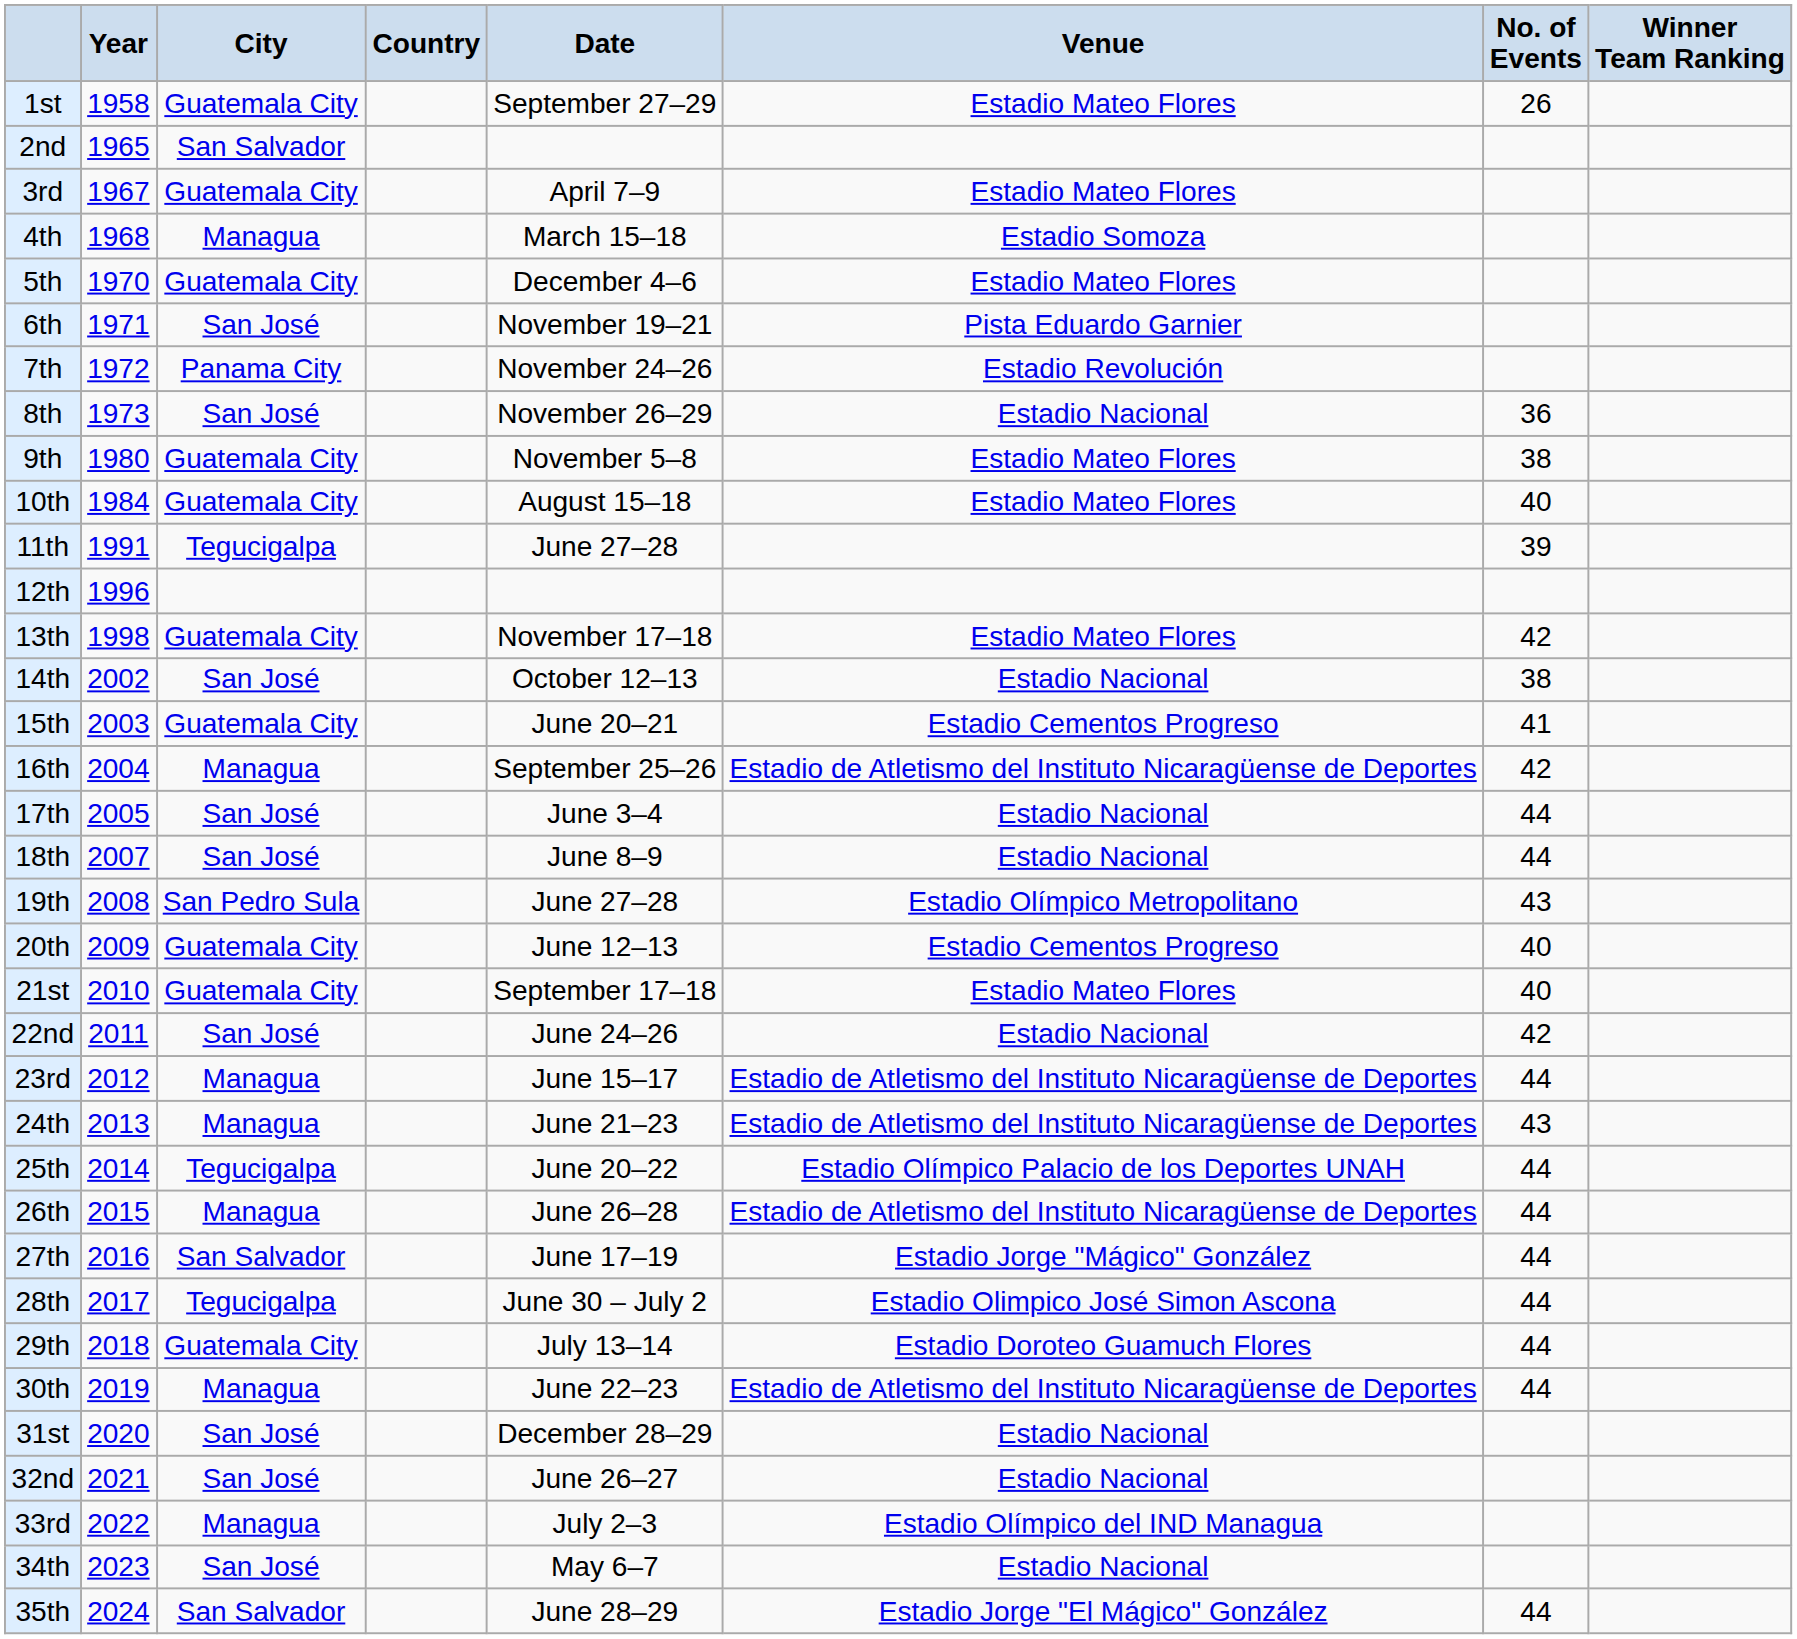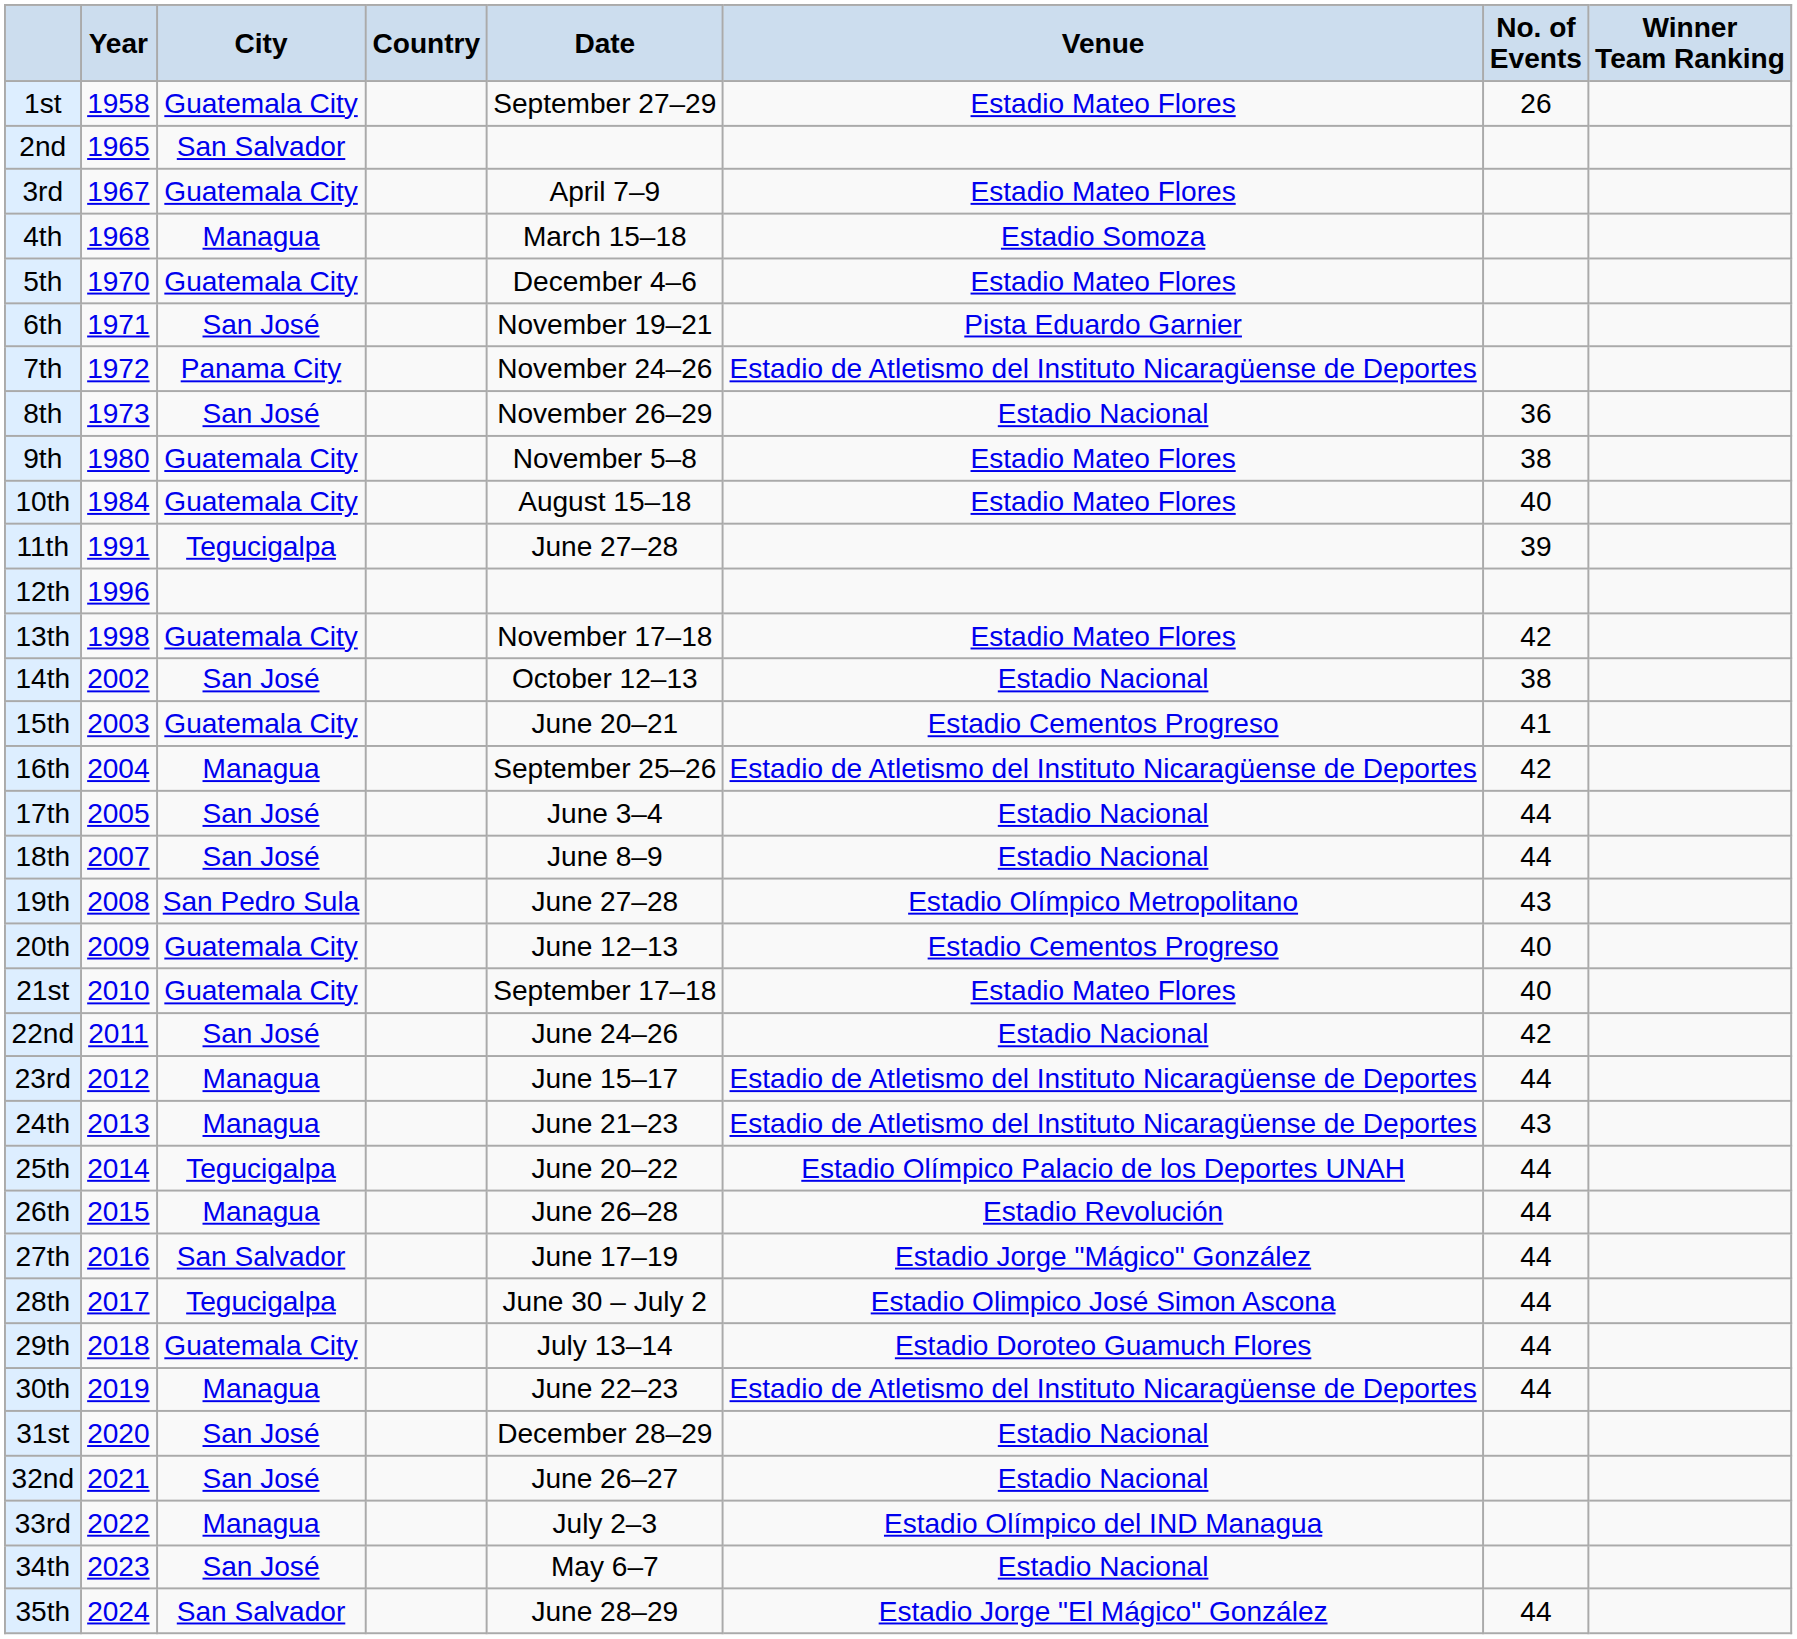(1103, 369) Estadio Revolución -> (1103, 369) Estadio de Atletismo del Instituto Nicaragüense de Deportes
(1103, 1212) Estadio de Atletismo del Instituto Nicaragüense de Deportes -> (1103, 1212) Estadio Revolución
